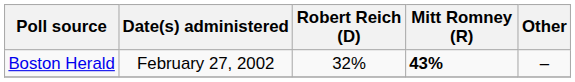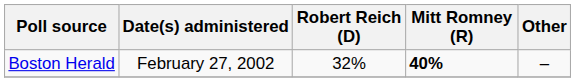(426, 63) 43% -> (426, 63) 40%
